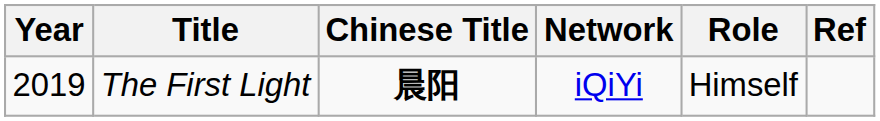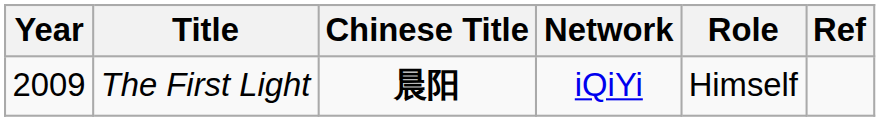(49, 85) 2019 -> (49, 85) 2009
